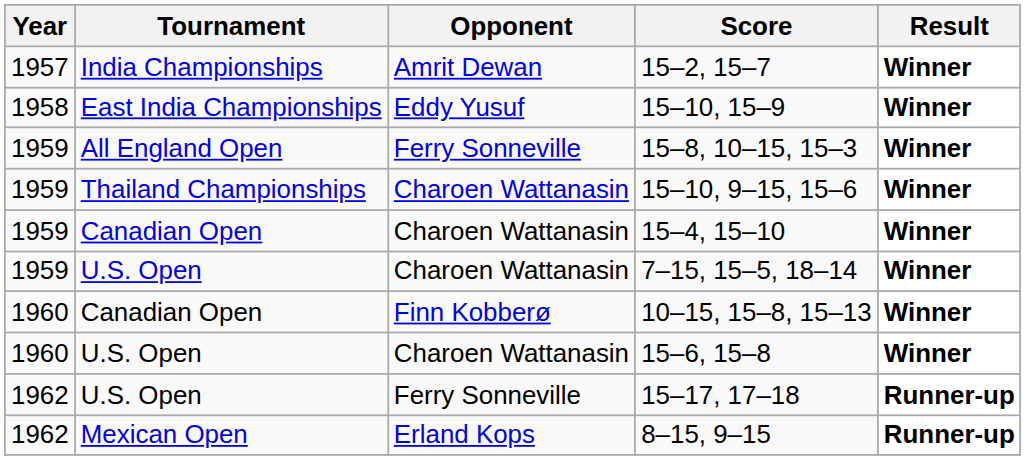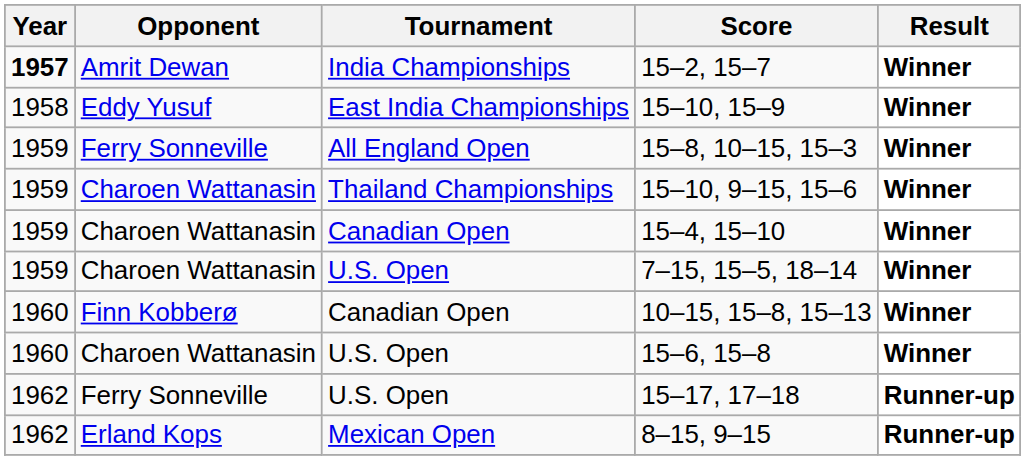columns swapped: (231, 26) <-> (511, 26)
(40, 67) normal -> (40, 67) bold
